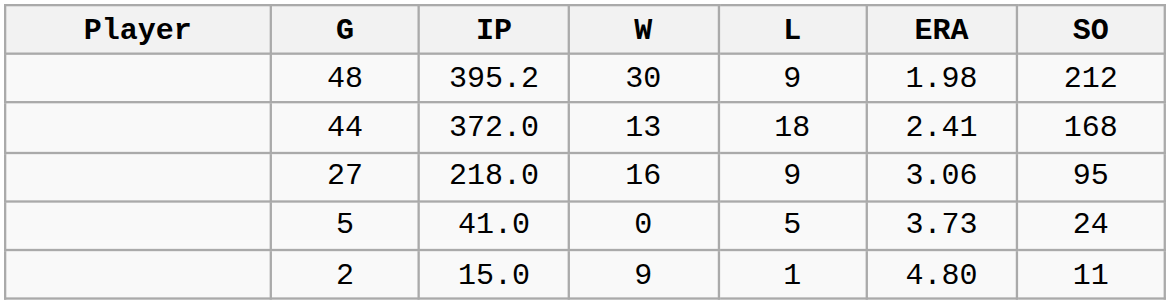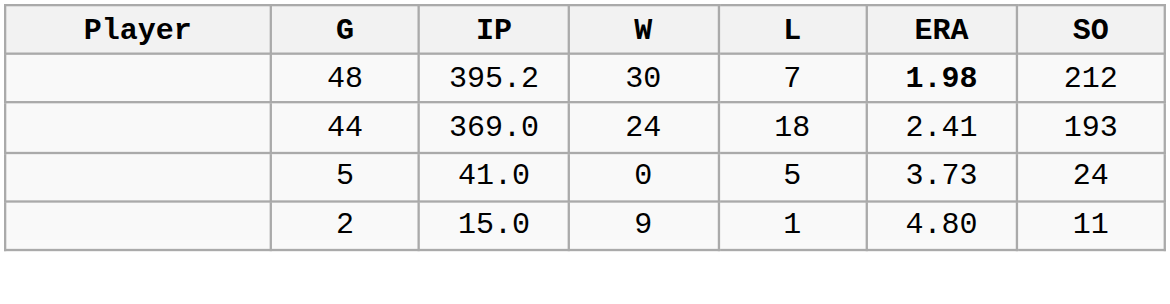(792, 79) 9 -> (792, 79) 7
(942, 79) normal -> (942, 79) bold
(494, 128) 372.0 -> (494, 128) 369.0
(643, 128) 13 -> (643, 128) 24
(1091, 128) 168 -> (1091, 128) 193
- row: (345, 176)
